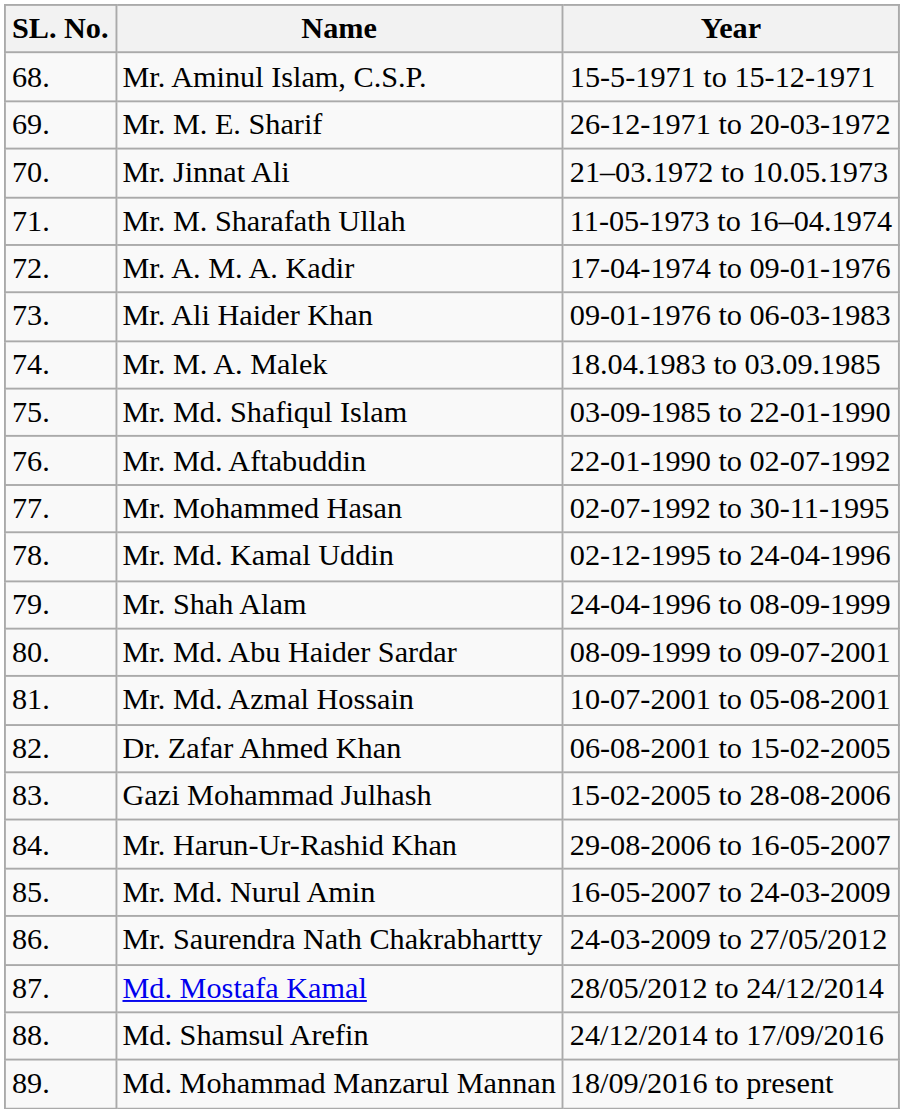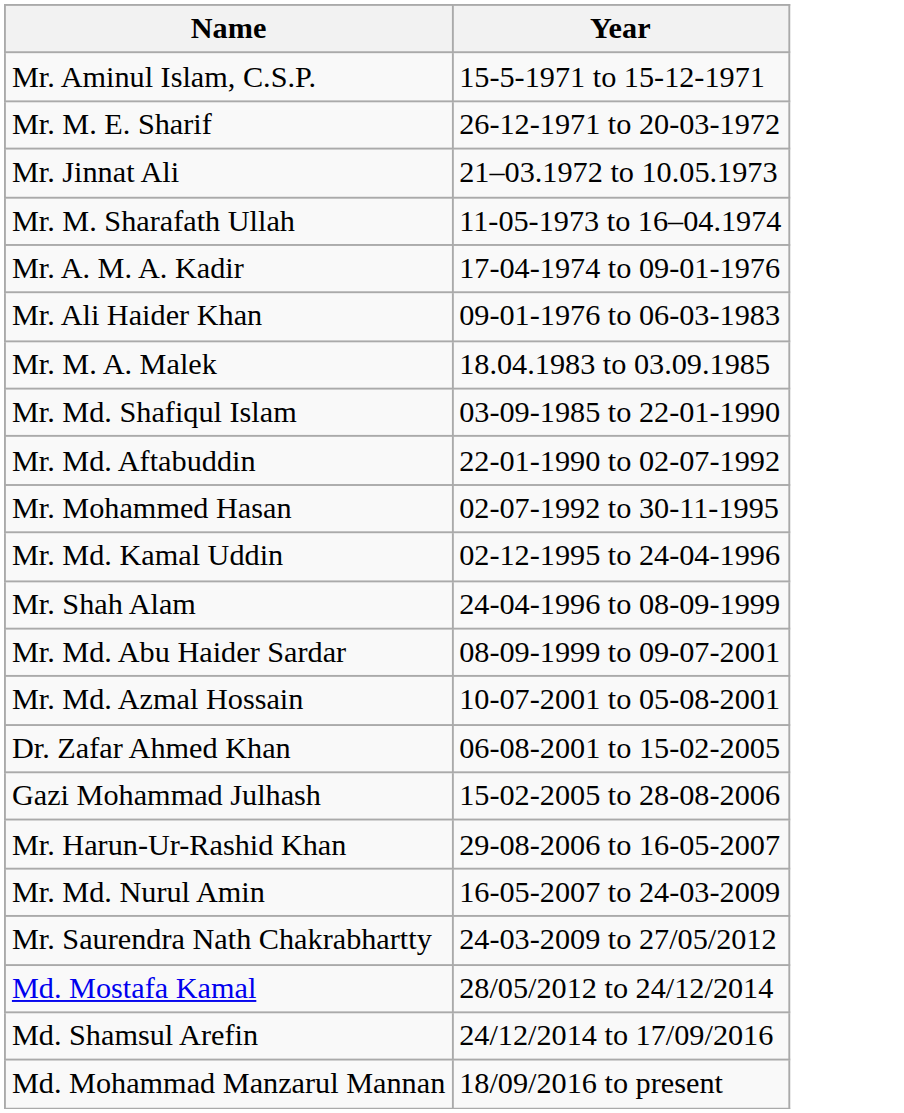- column: (60, 28)
